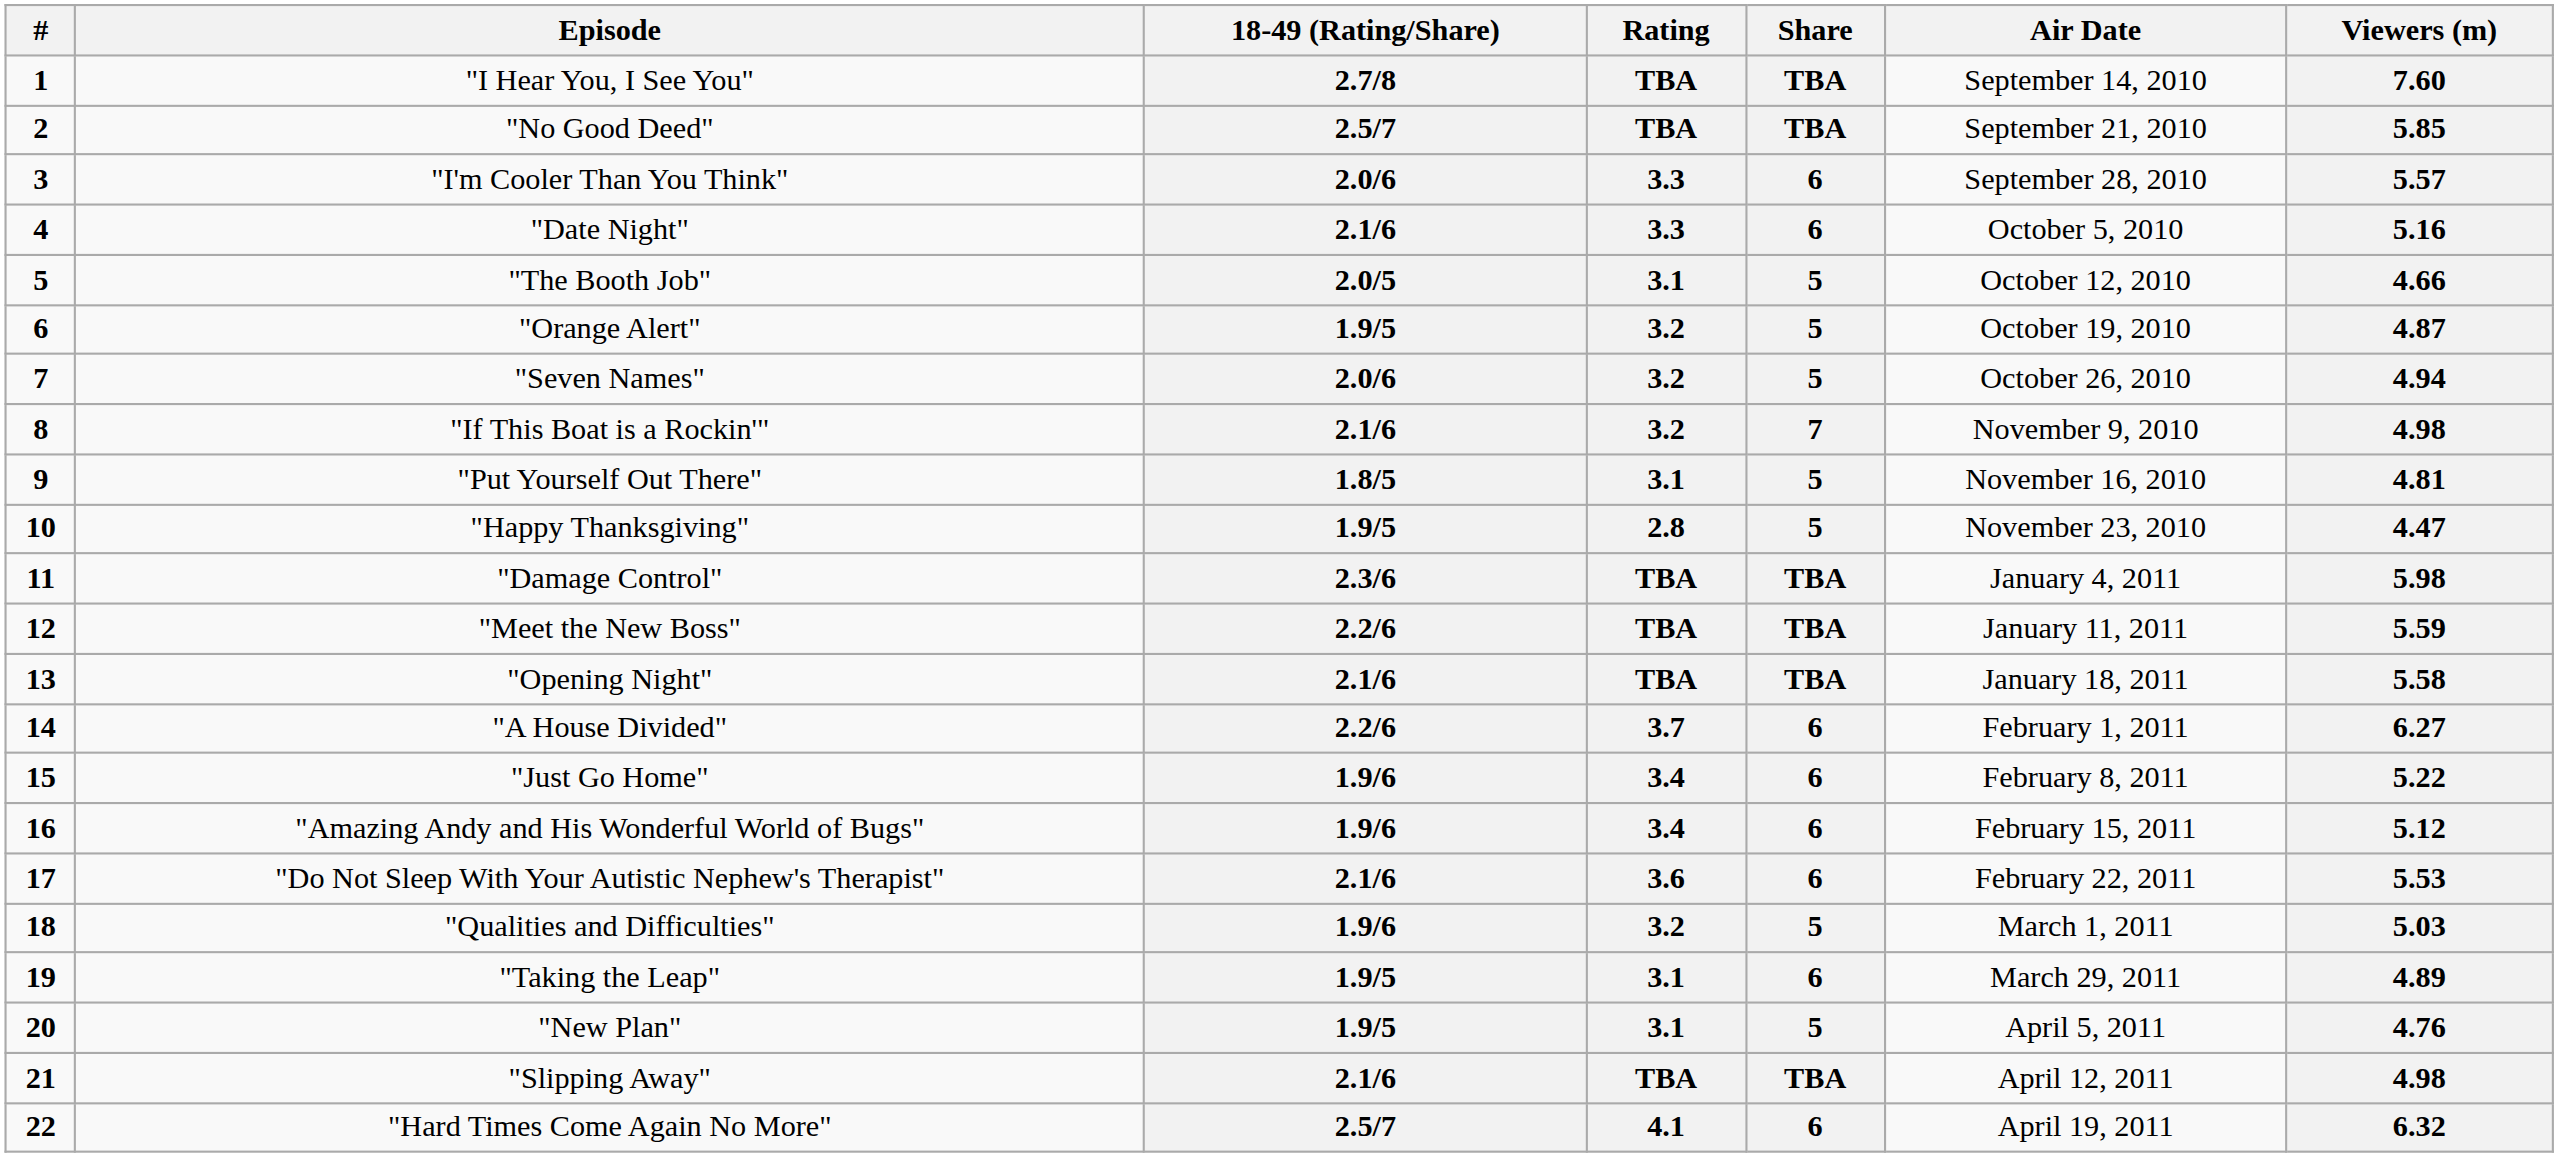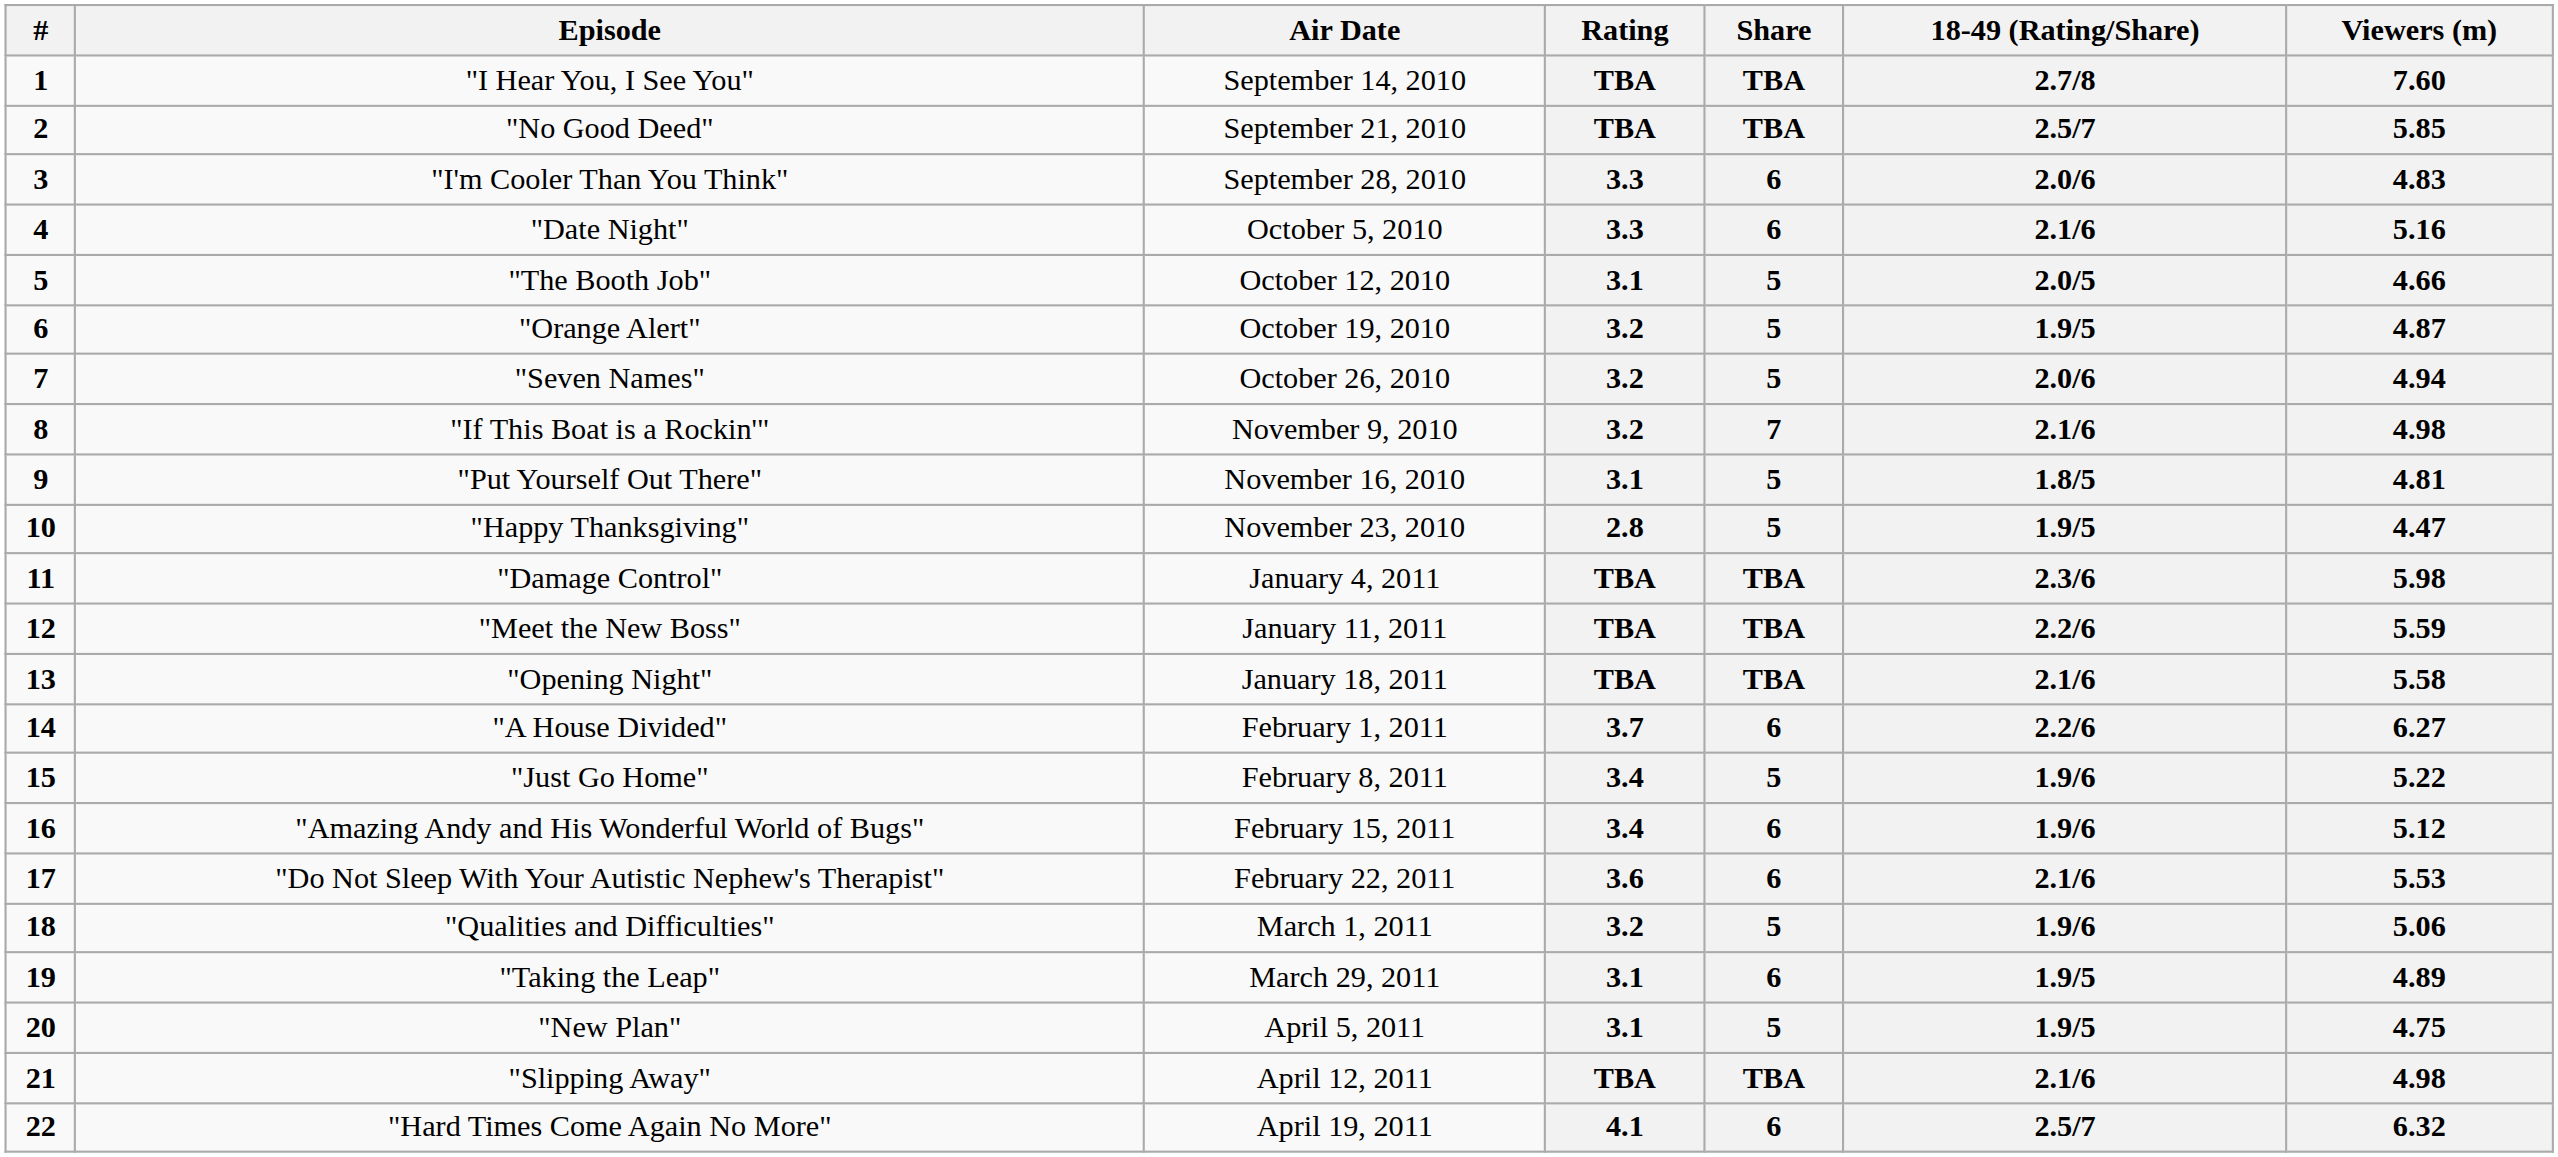columns swapped: (2086, 29) <-> (1365, 29)
(2419, 179) 5.57 -> (2419, 179) 4.83
(1815, 777) 6 -> (1774, 777) 5
(2419, 927) 5.03 -> (2419, 927) 5.06
(2419, 1027) 4.76 -> (2419, 1027) 4.75
